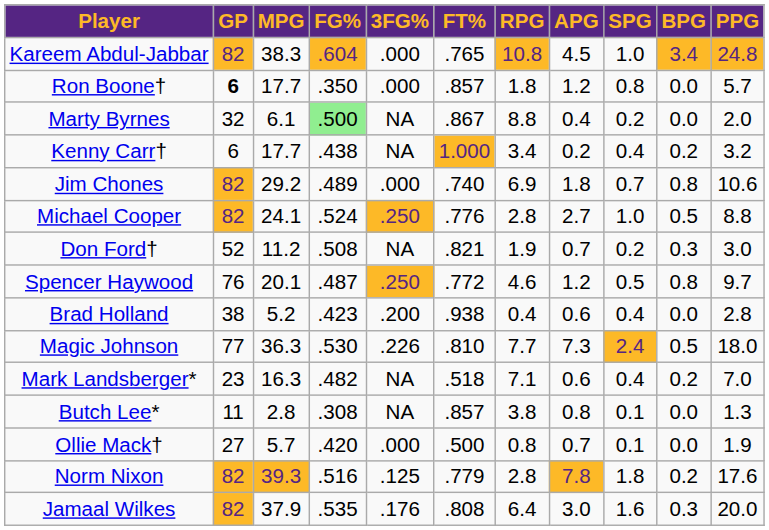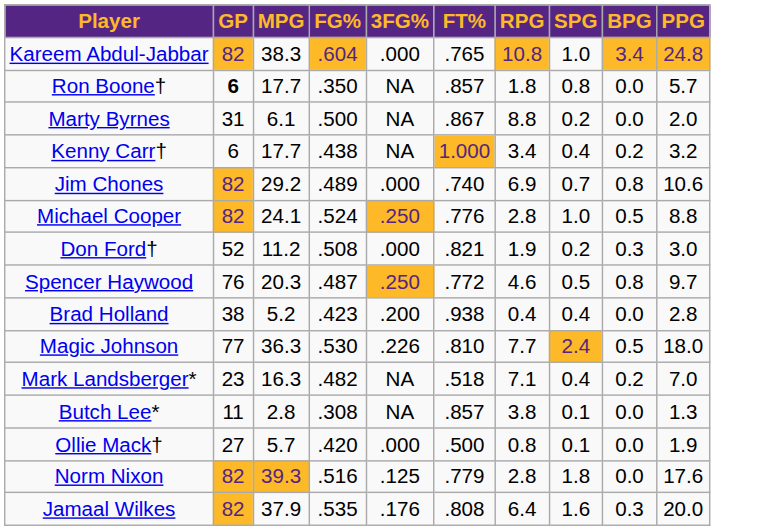- column: (576, 21)
(400, 86) .000 -> (400, 86) NA
(233, 119) 32 -> (233, 119) 31
(338, 119) lightgreen background -> (338, 119) no background
(400, 249) NA -> (400, 249) .000
(281, 282) 20.1 -> (281, 282) 20.3
(684, 477) 0.2 -> (630, 477) 0.0
